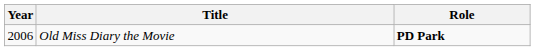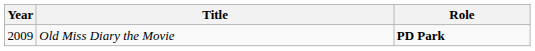(20, 35) 2006 -> (20, 35) 2009
